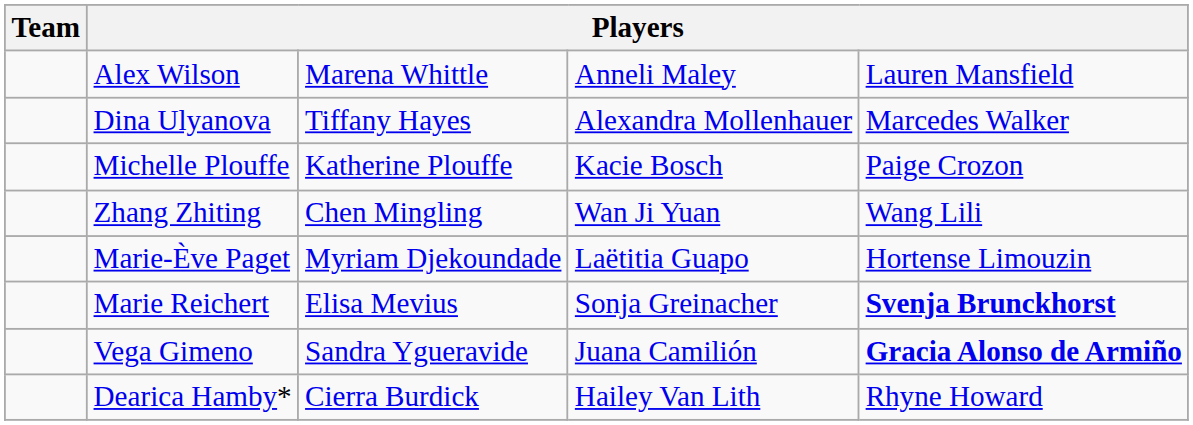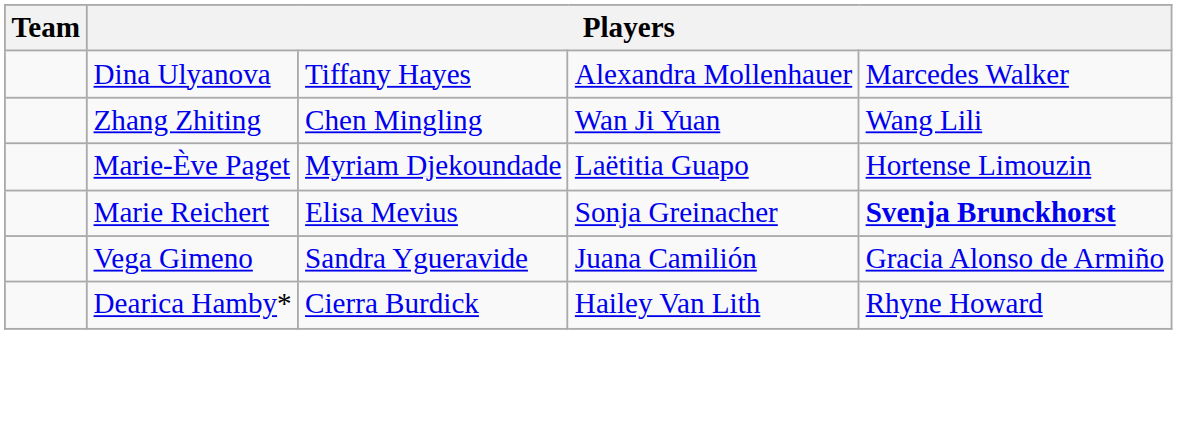- row: (167, 73)
- row: (192, 166)
(1024, 350) bold -> (1015, 258) normal
